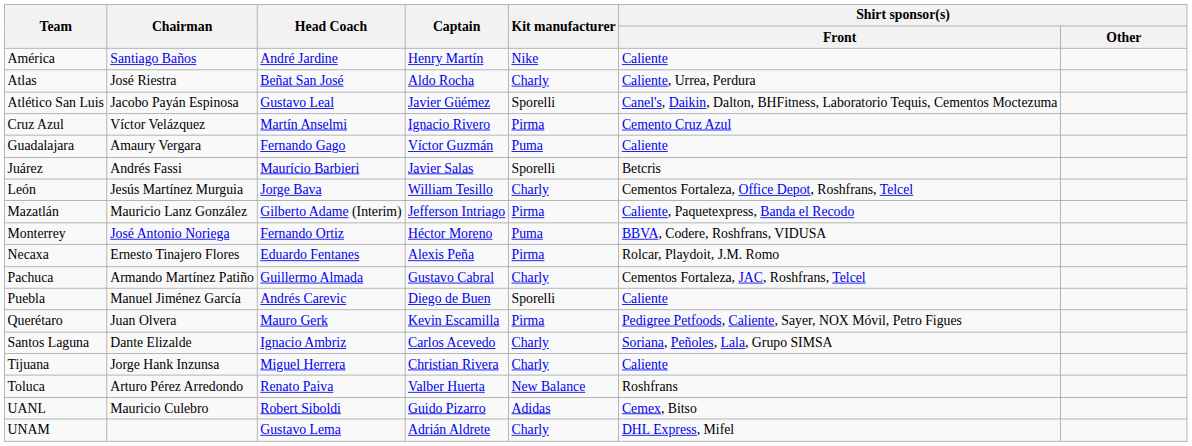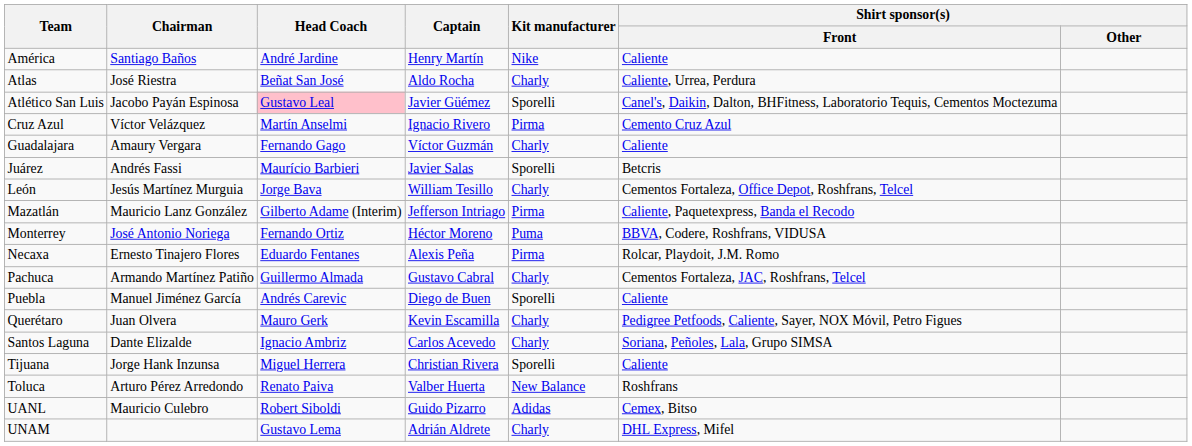(297, 102) no background -> (297, 102) pink background
(527, 146) Puma -> (530, 146) Charly
(528, 320) Pirma -> (530, 320) Charly
(530, 364) Charly -> (533, 364) Sporelli
